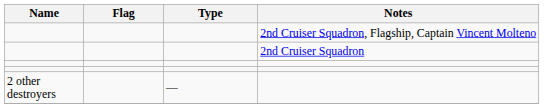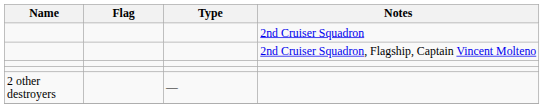rows swapped: (44, 51) <-> (44, 33)
